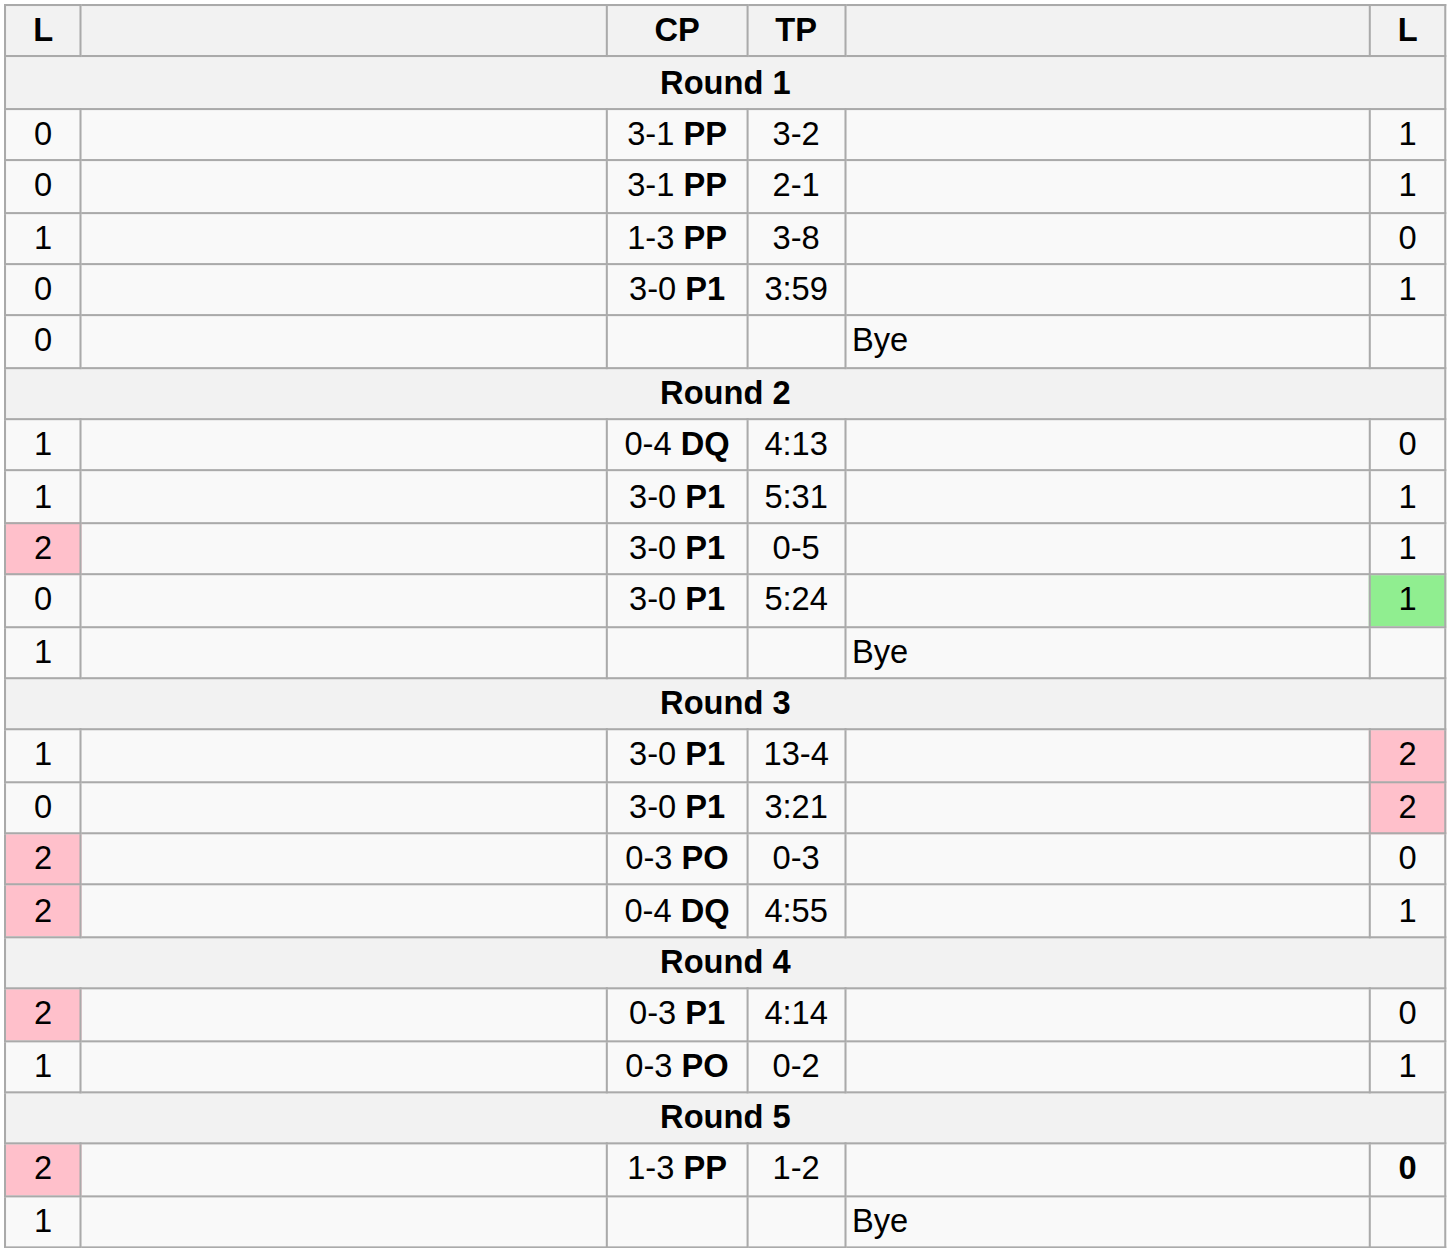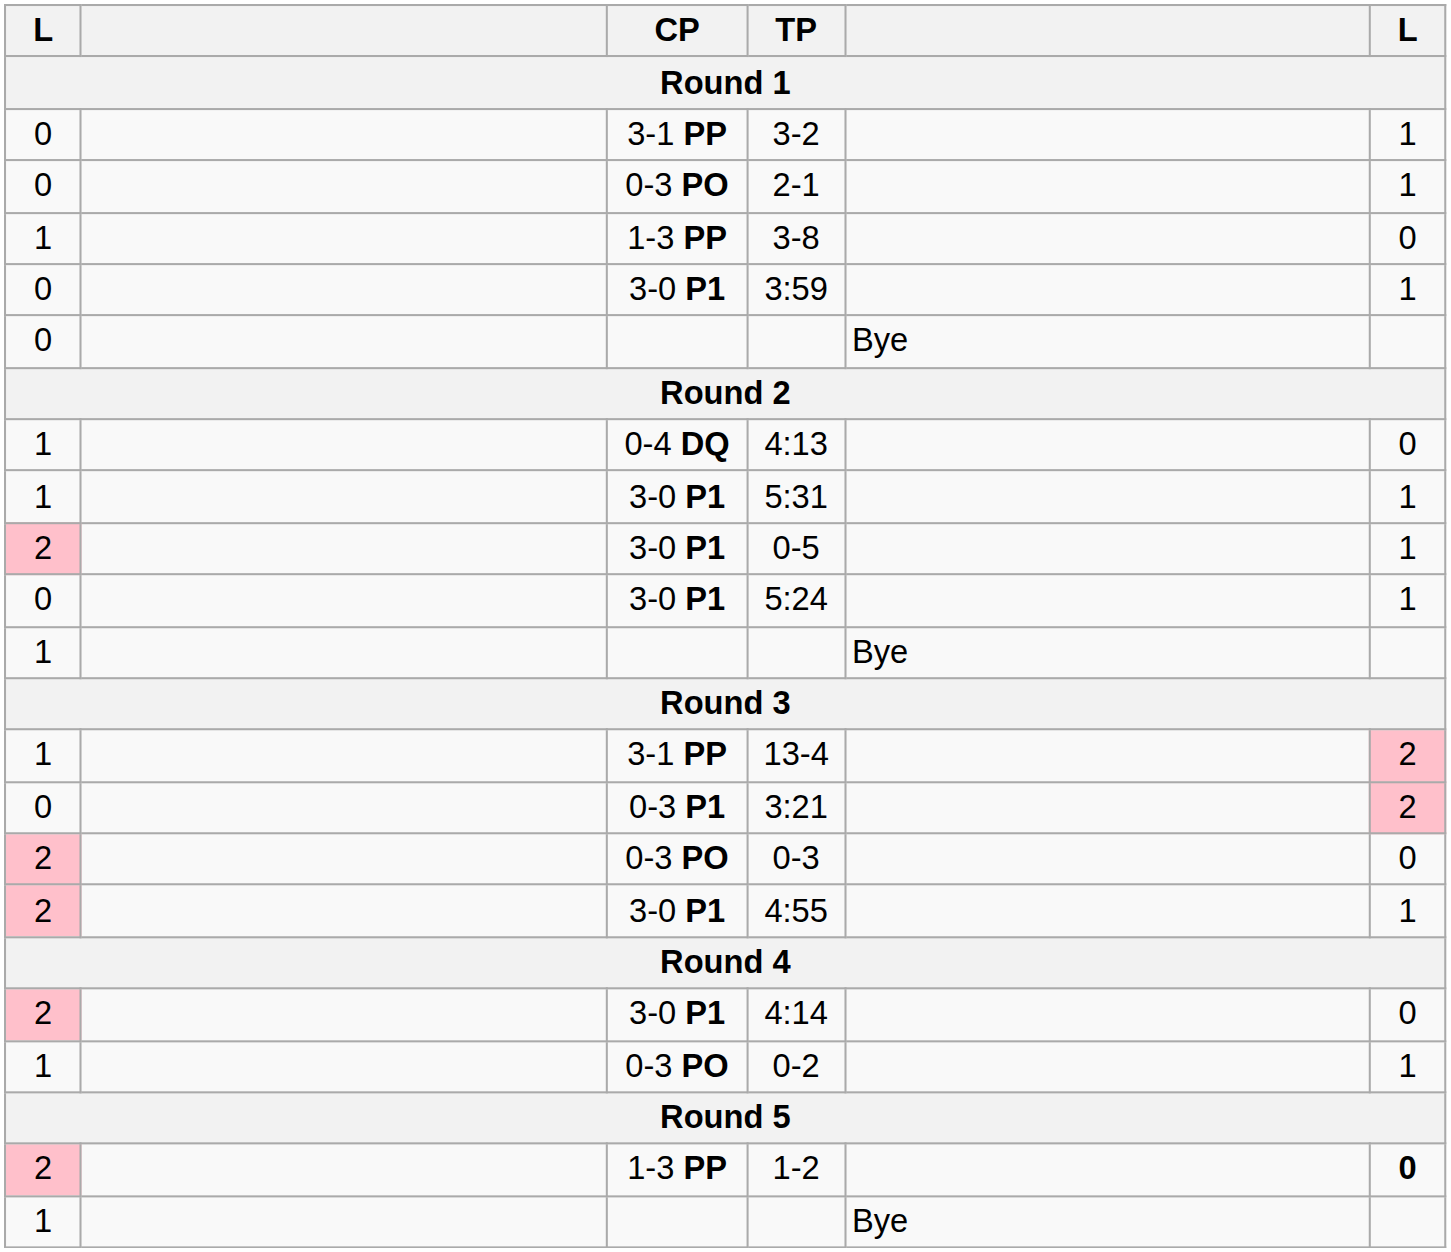(677, 185) 3-1 PP -> (677, 185) 0-3 PO
(1408, 599) lightgreen background -> (1408, 599) no background
(677, 755) 3-0 P1 -> (677, 755) 3-1 PP
(677, 806) 3-0 P1 -> (677, 806) 0-3 P1
(677, 910) 0-4 DQ -> (677, 910) 3-0 P1
(677, 1013) 0-3 P1 -> (677, 1013) 3-0 P1
